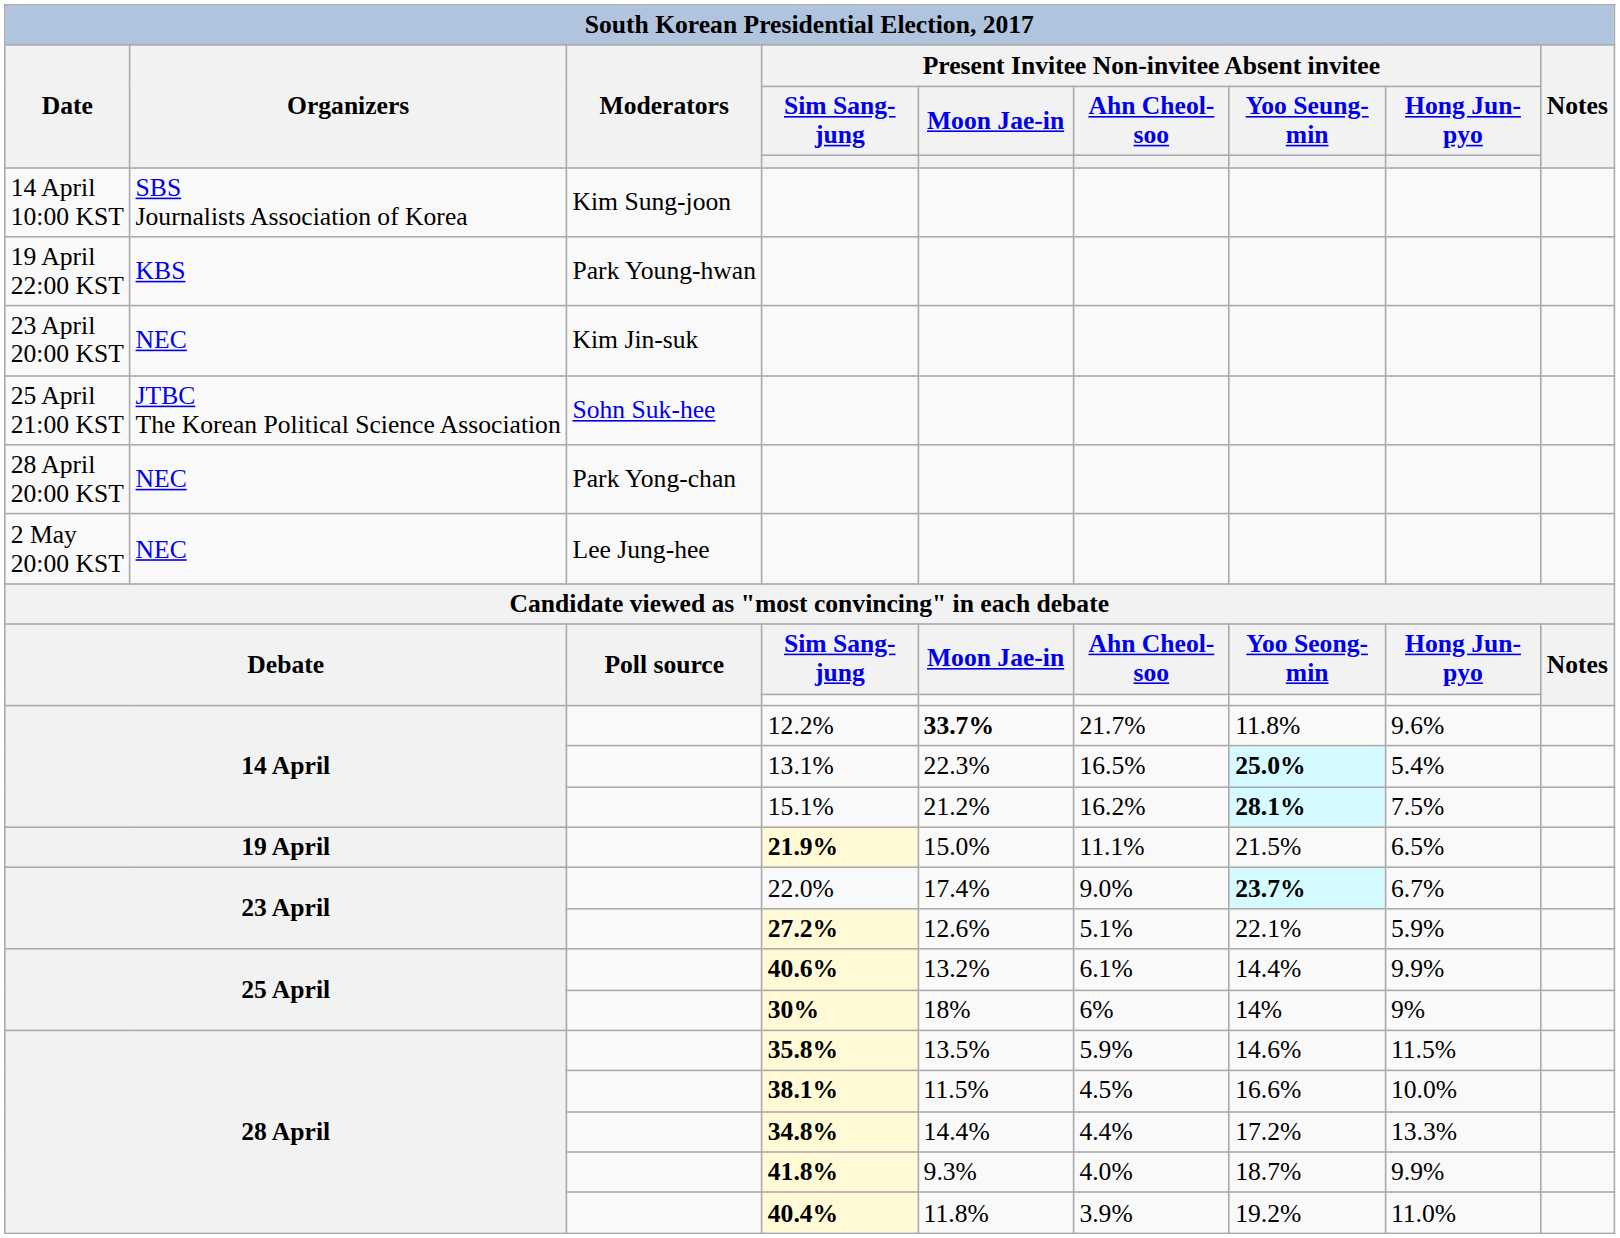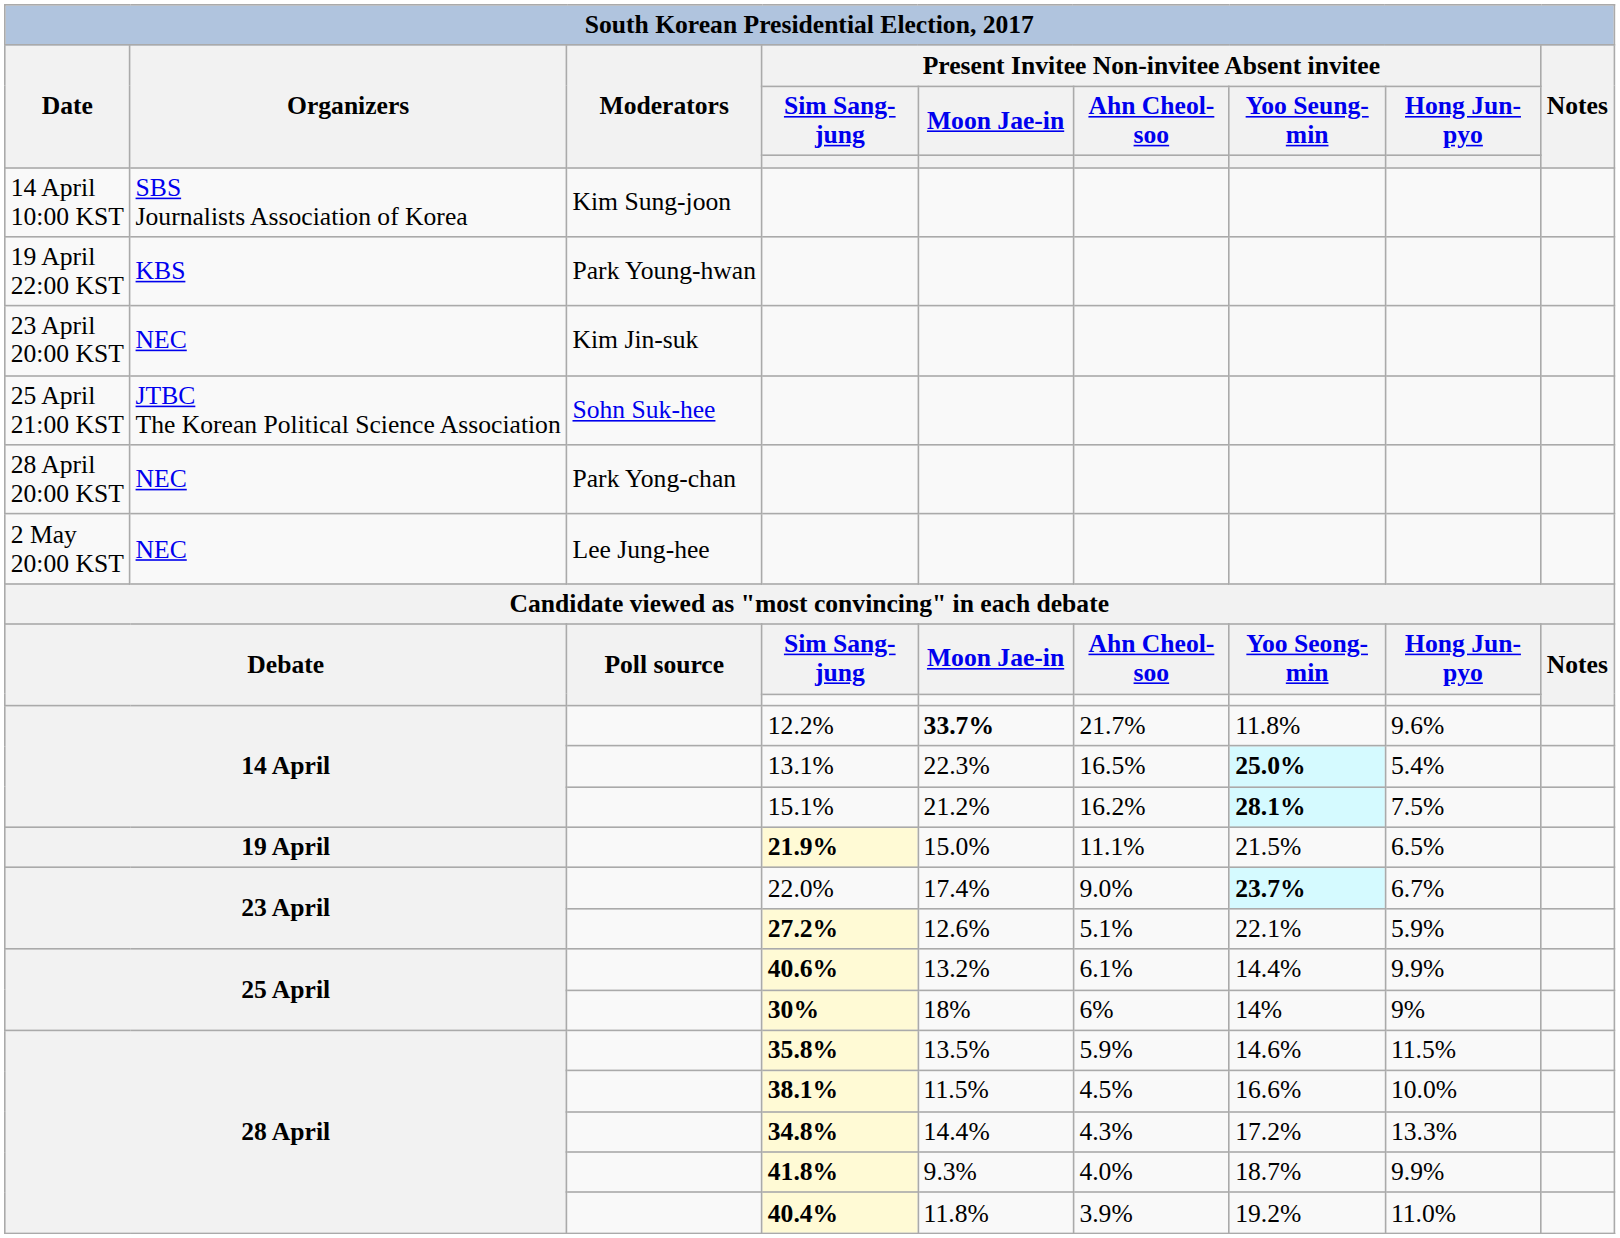(1106, 1131) 4.4% -> (1106, 1131) 4.3%
